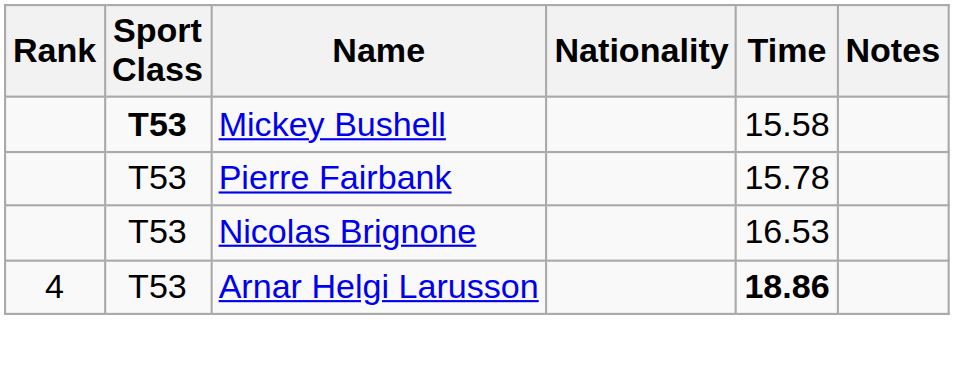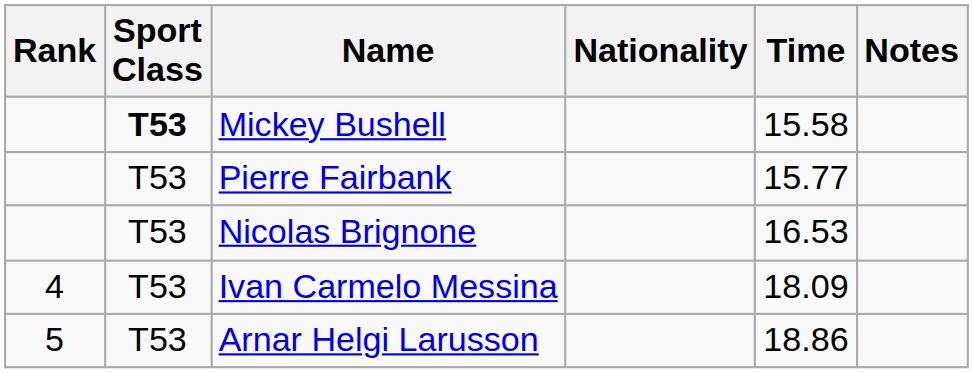(787, 177) 15.78 -> (806, 177) 15.77
+ row: (388, 286)
(55, 286) 4 -> (55, 340) 5
(787, 286) bold -> (806, 340) normal
